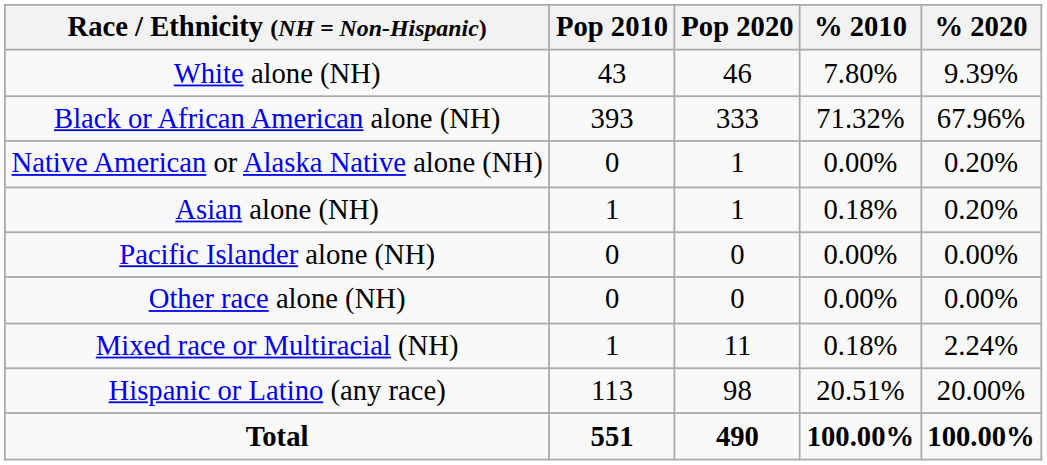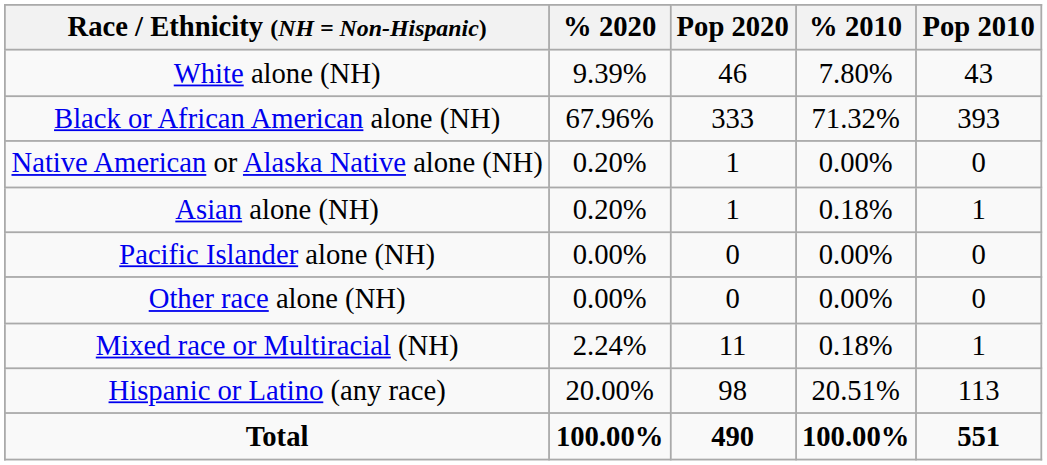columns swapped: (612, 27) <-> (981, 27)
